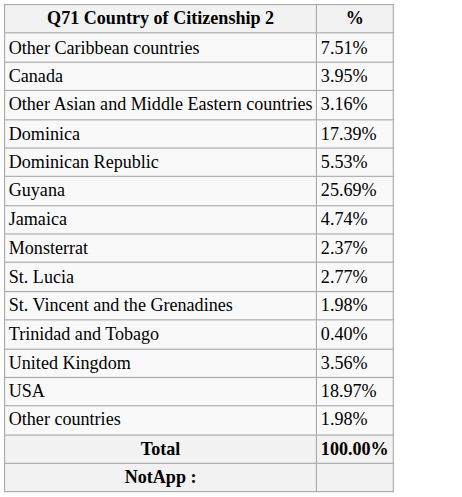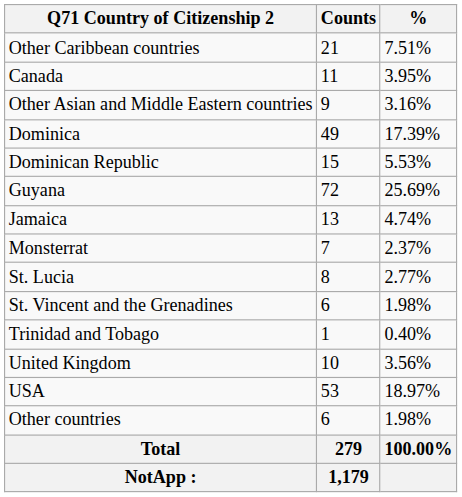+ column: (348, 18)
